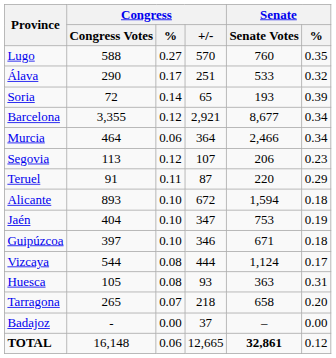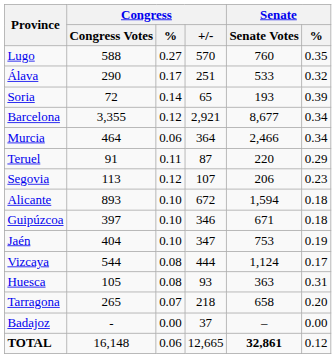rows swapped: (24, 179) <-> (28, 158)
rows swapped: (19, 220) <-> (35, 240)
